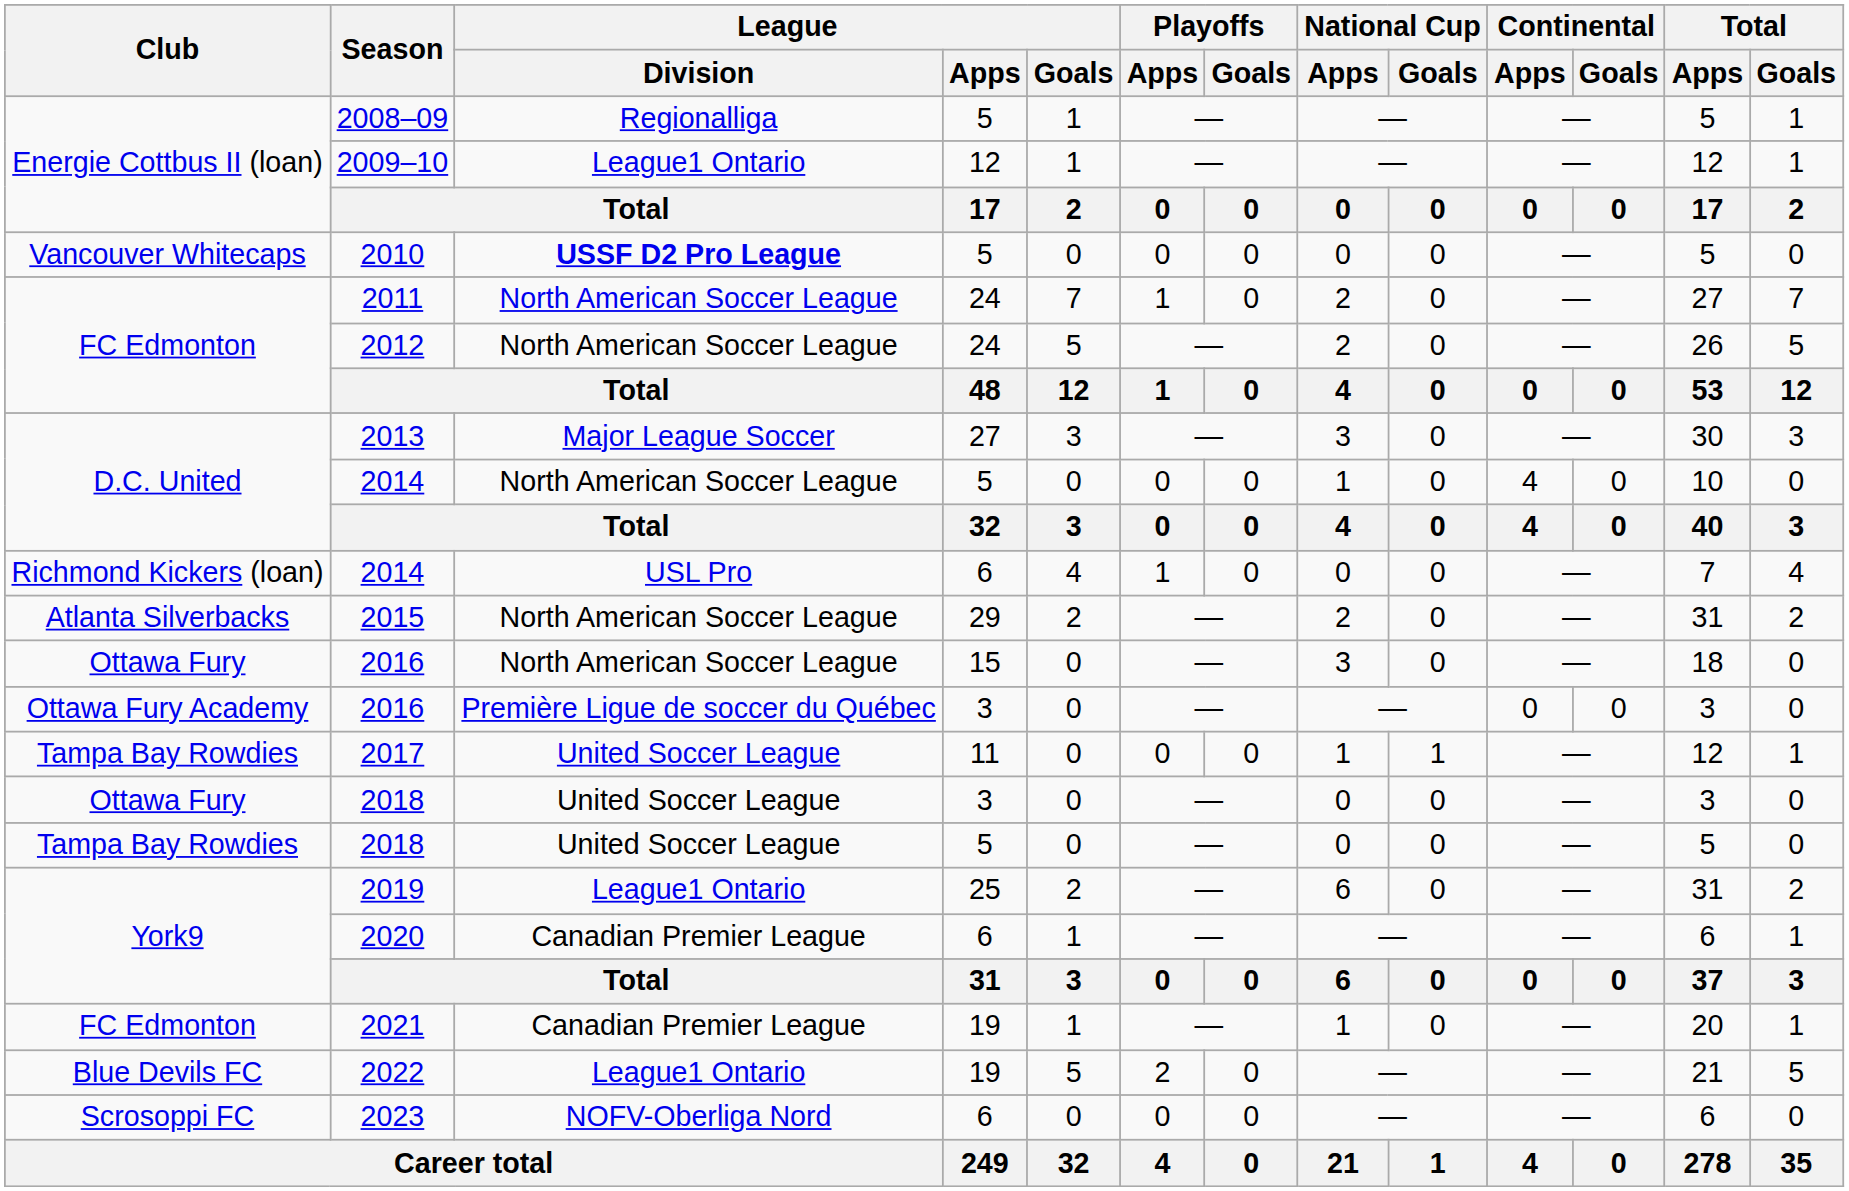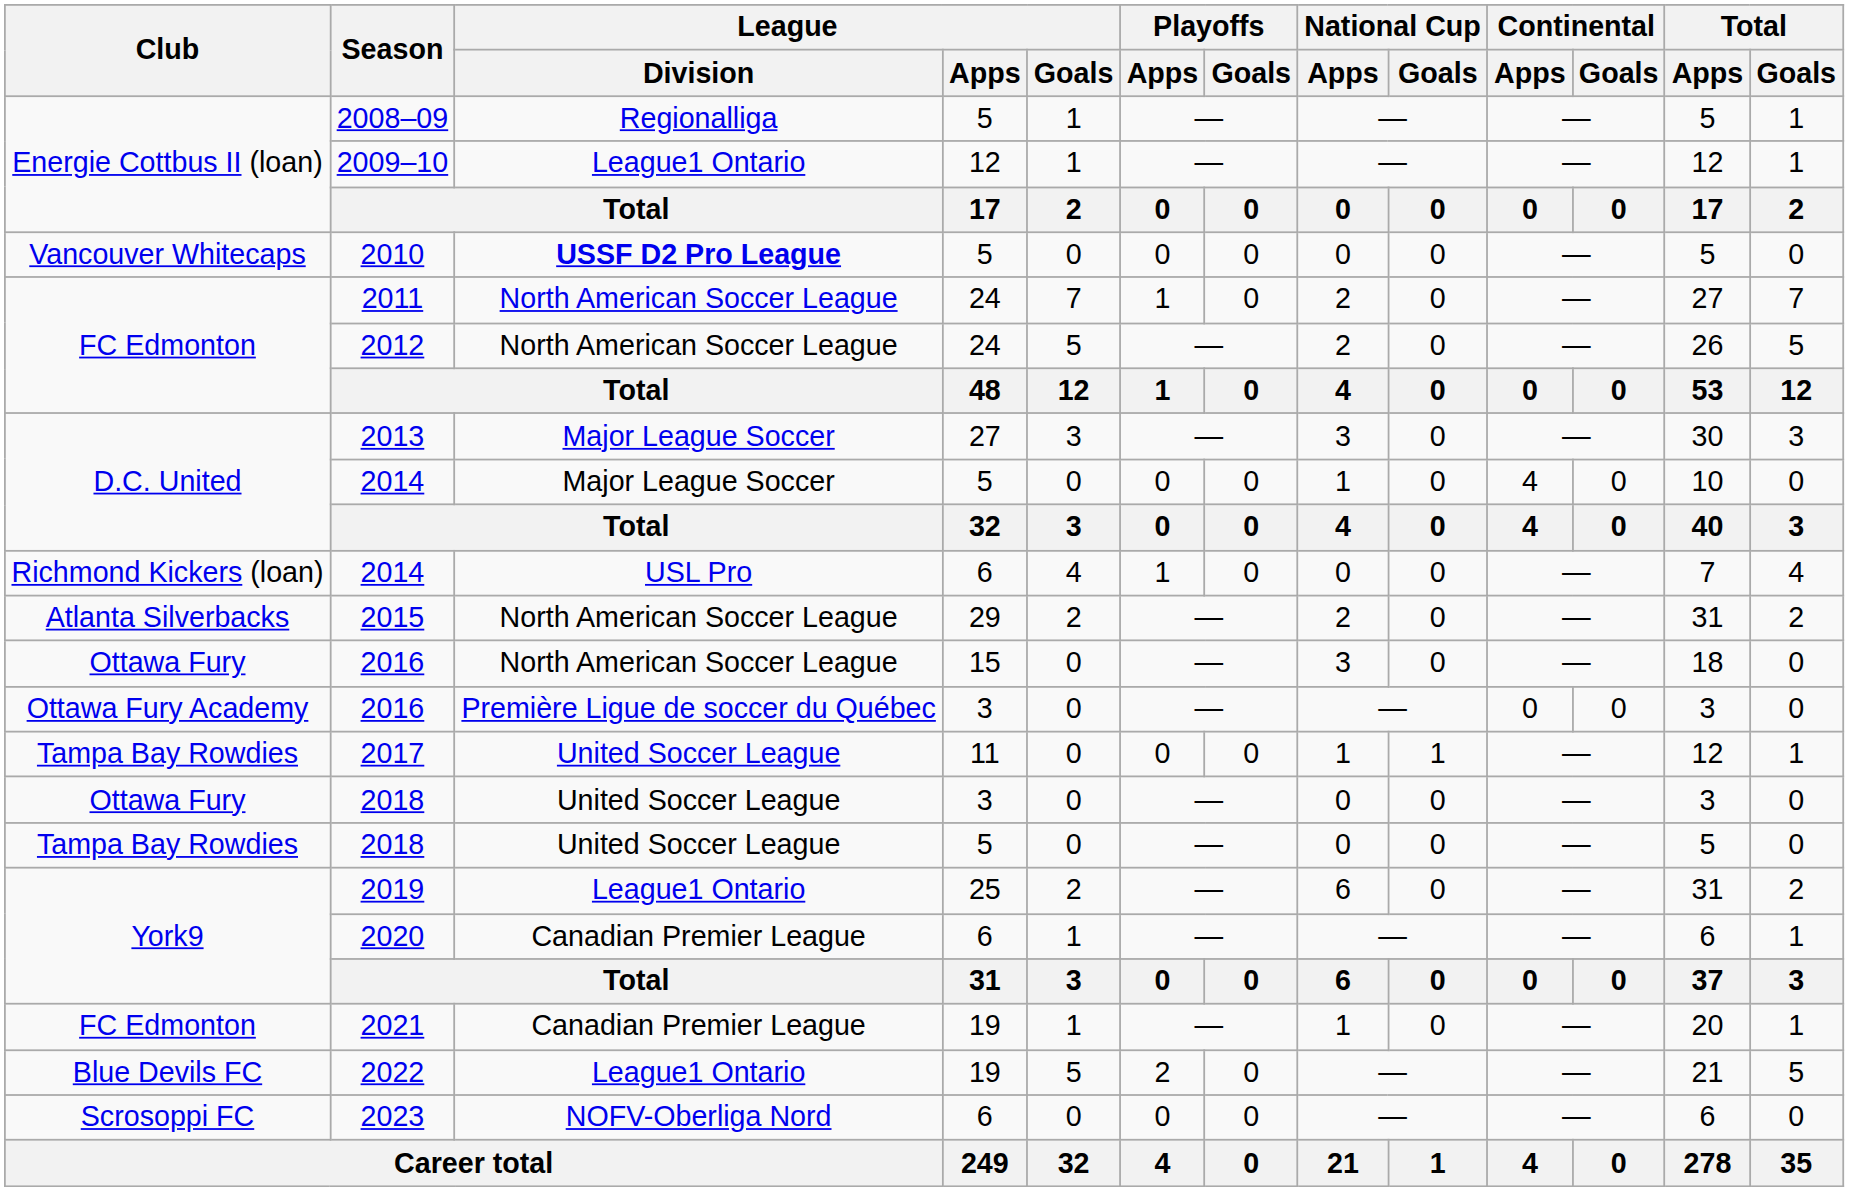(699, 481) North American Soccer League -> (699, 481) Major League Soccer
